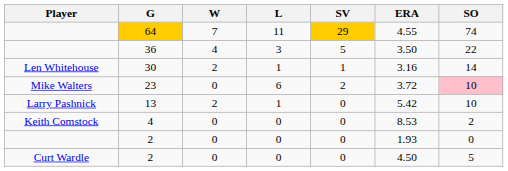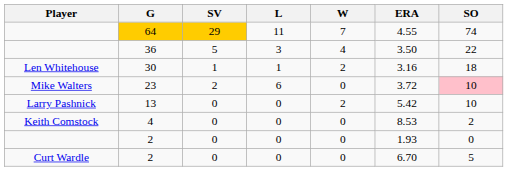columns swapped: (215, 13) <-> (343, 13)
(471, 67) 14 -> (471, 67) 18
(279, 103) 1 -> (279, 103) 0
(407, 157) 4.50 -> (407, 157) 6.70
